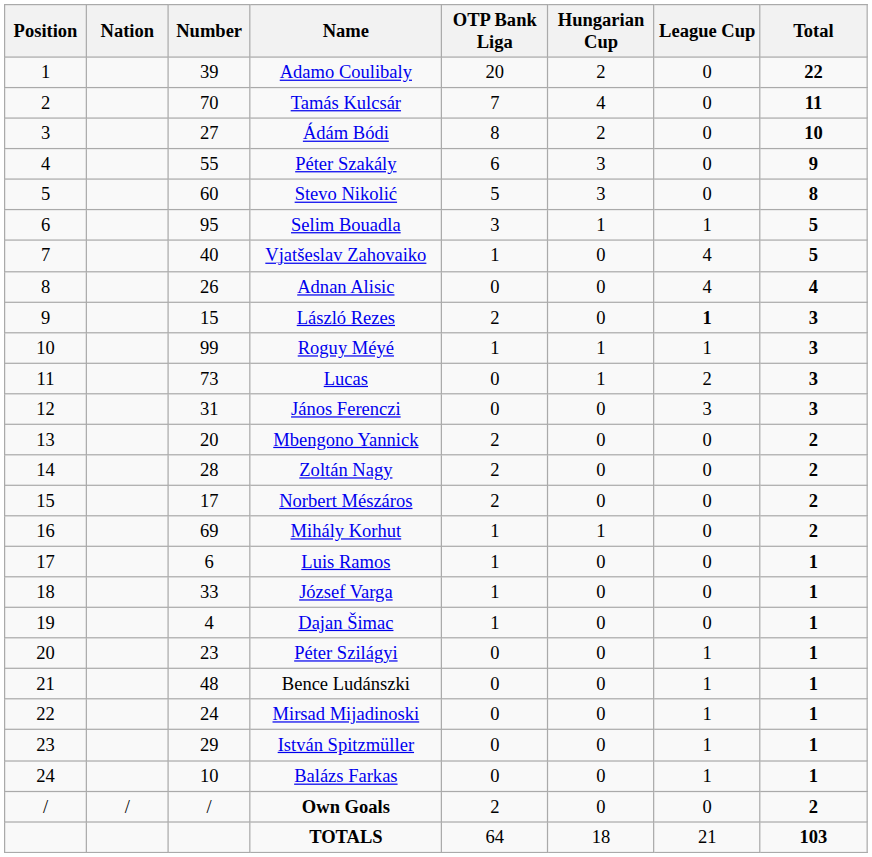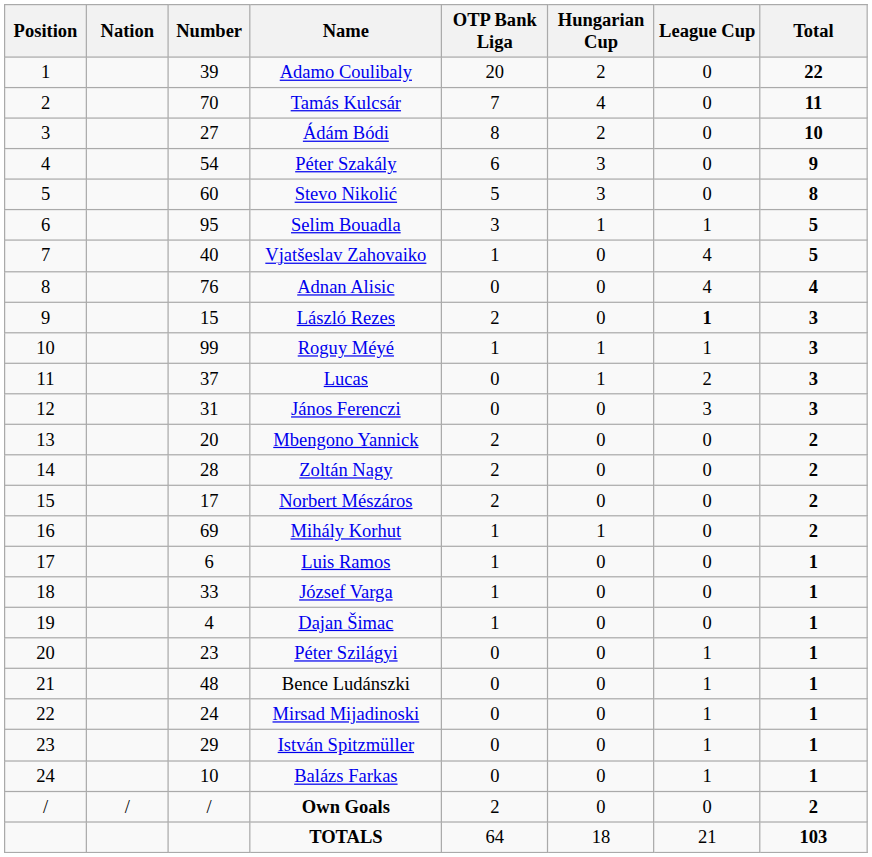(209, 164) 55 -> (209, 164) 54
(209, 286) 26 -> (209, 286) 76
(209, 378) 73 -> (209, 378) 37
